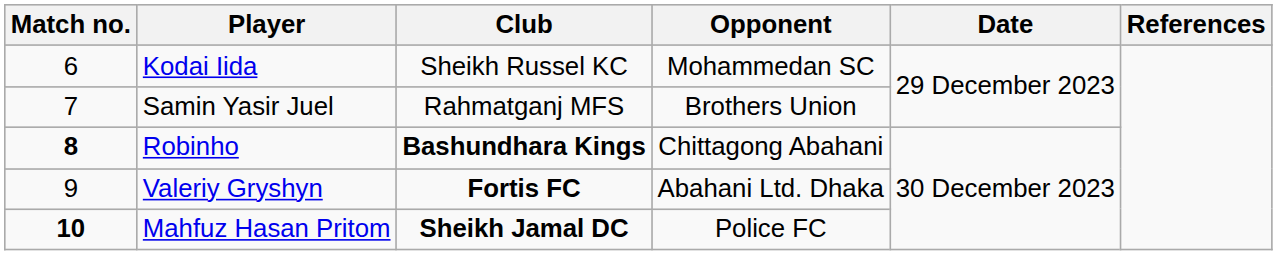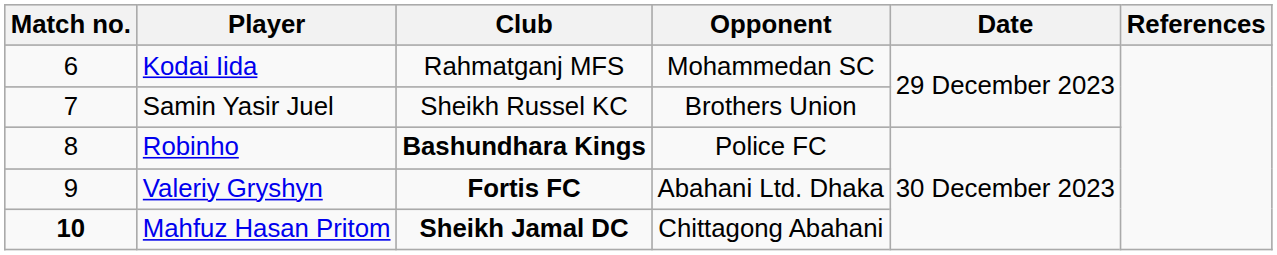(524, 65) Sheikh Russel KC -> (524, 65) Rahmatganj MFS
(524, 106) Rahmatganj MFS -> (524, 106) Sheikh Russel KC
(71, 147) bold -> (71, 147) normal
(771, 147) Chittagong Abahani -> (771, 147) Police FC
(771, 229) Police FC -> (771, 229) Chittagong Abahani
